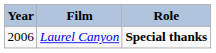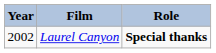(21, 37) 2006 -> (21, 37) 2002
